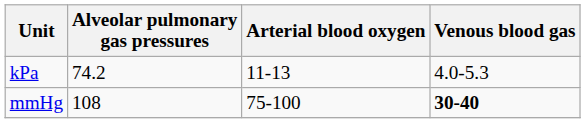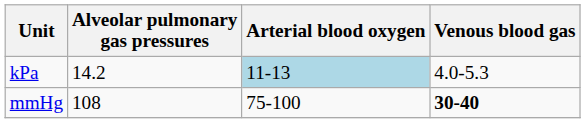(89, 71) 74.2 -> (89, 71) 14.2
(268, 71) no background -> (268, 71) lightblue background
